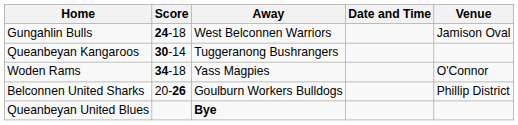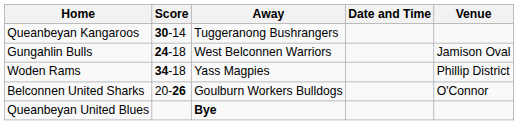rows swapped: (50, 33) <-> (73, 52)
(463, 71) O'Connor -> (473, 71) Phillip District
(473, 91) Phillip District -> (463, 91) O'Connor
